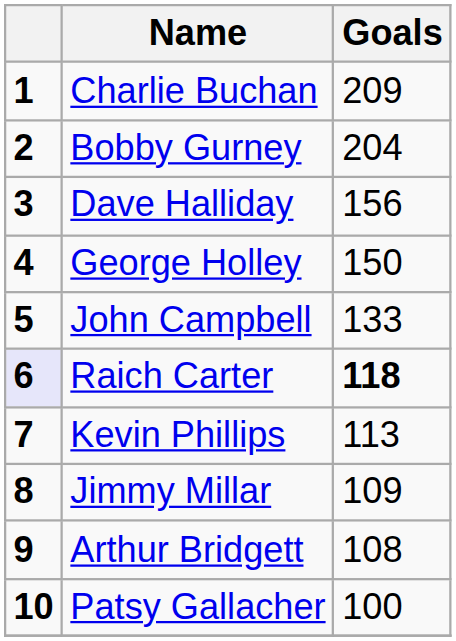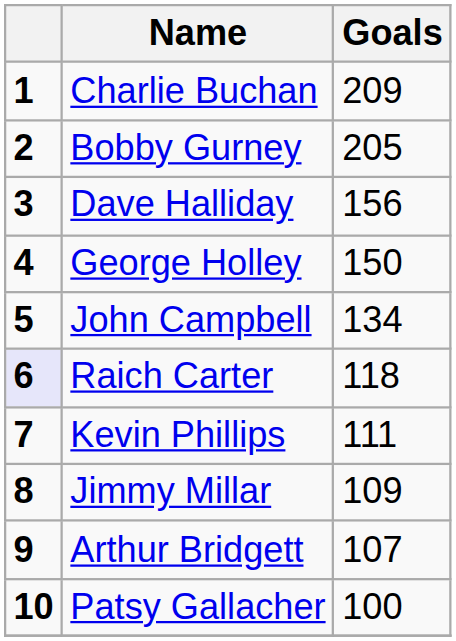(372, 147) 204 -> (372, 147) 205
(372, 319) 133 -> (372, 319) 134
(371, 377) bold -> (371, 377) normal
(371, 434) 113 -> (370, 434) 111
(372, 549) 108 -> (372, 549) 107
